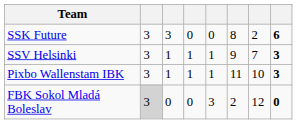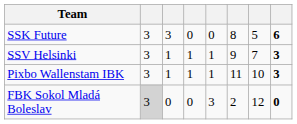(255, 34) 2 -> (255, 34) 5
